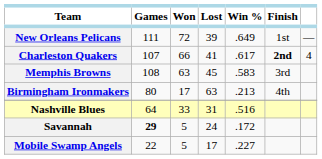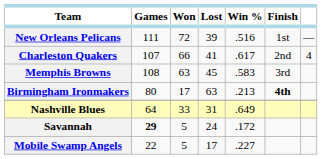(245, 37) .649 -> (245, 37) .516
(283, 55) bold -> (283, 55) normal
(283, 91) normal -> (283, 91) bold
(245, 109) .516 -> (245, 109) .649
